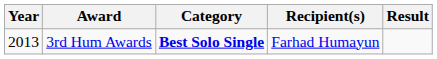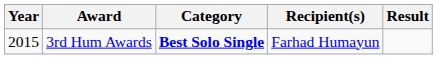(24, 41) 2013 -> (24, 41) 2015
